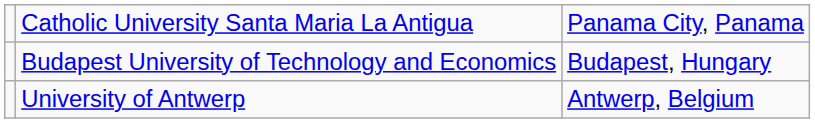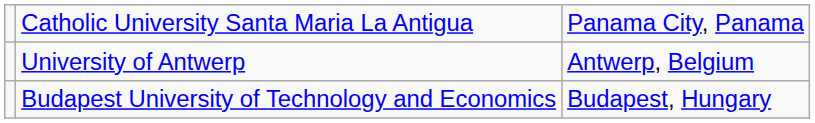rows swapped: (133, 99) <-> (289, 61)
